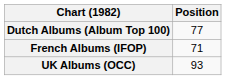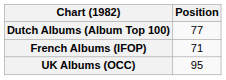(197, 65) 93 -> (197, 65) 95
